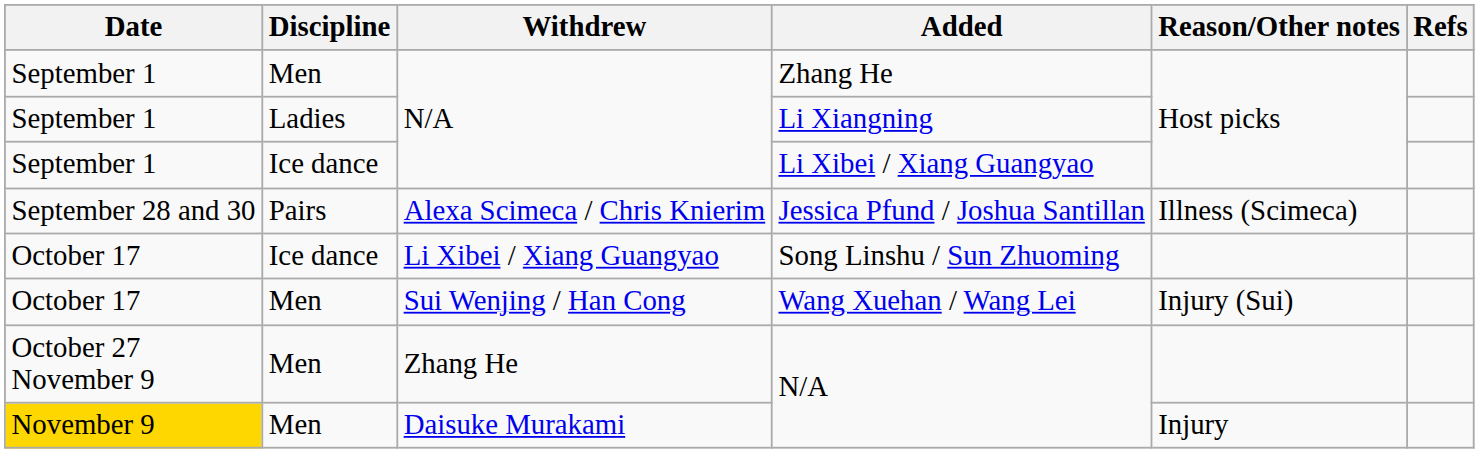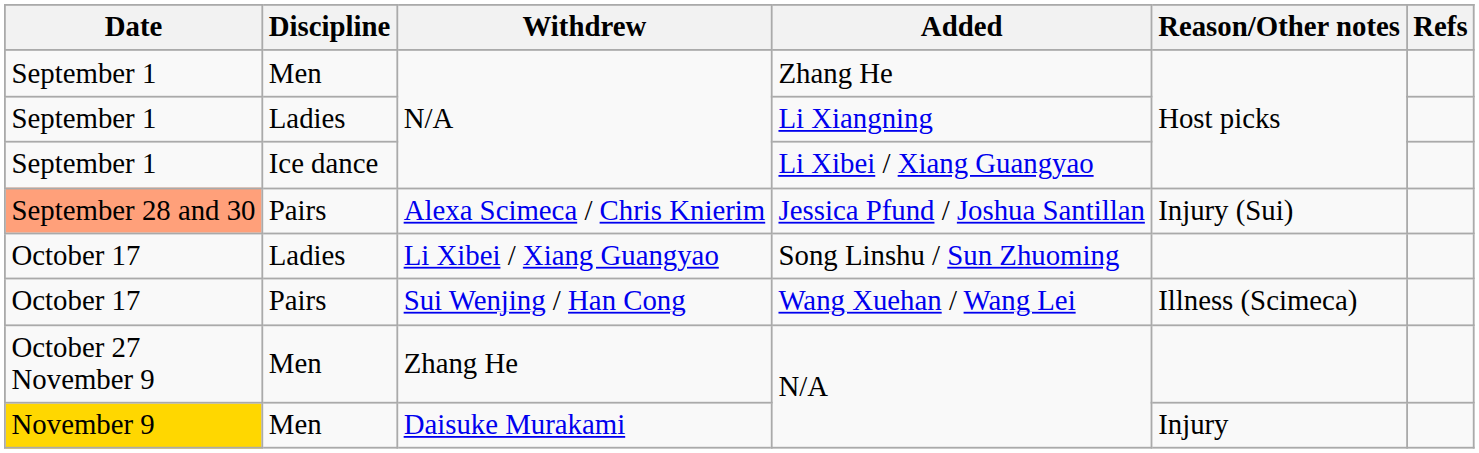(134, 210) no background -> (134, 210) lightsalmon background
(1258, 210) Illness (Scimeca) -> (1226, 210) Injury (Sui)
(324, 255) Ice dance -> (307, 255) Ladies
(295, 301) Men -> (298, 301) Pairs
(1226, 301) Injury (Sui) -> (1258, 301) Illness (Scimeca)
